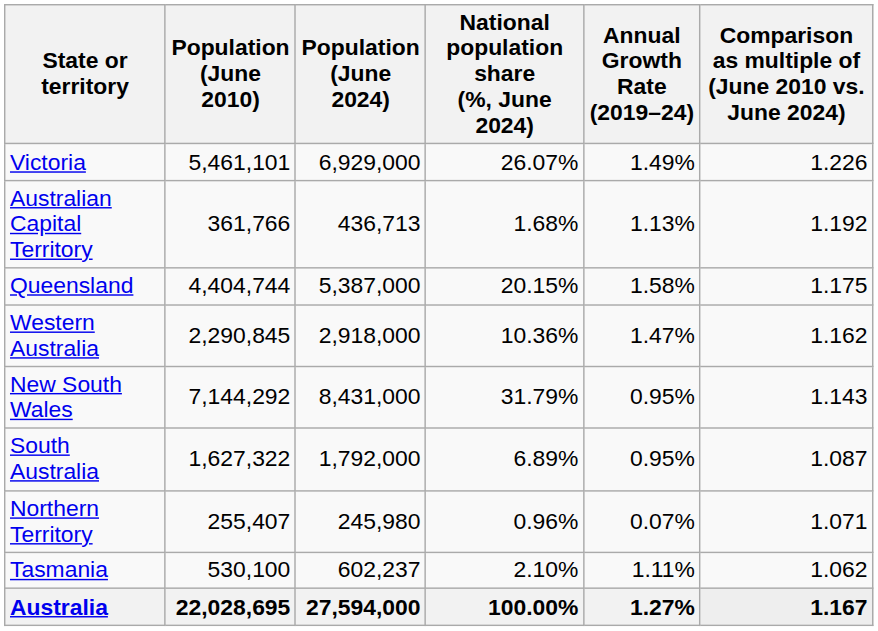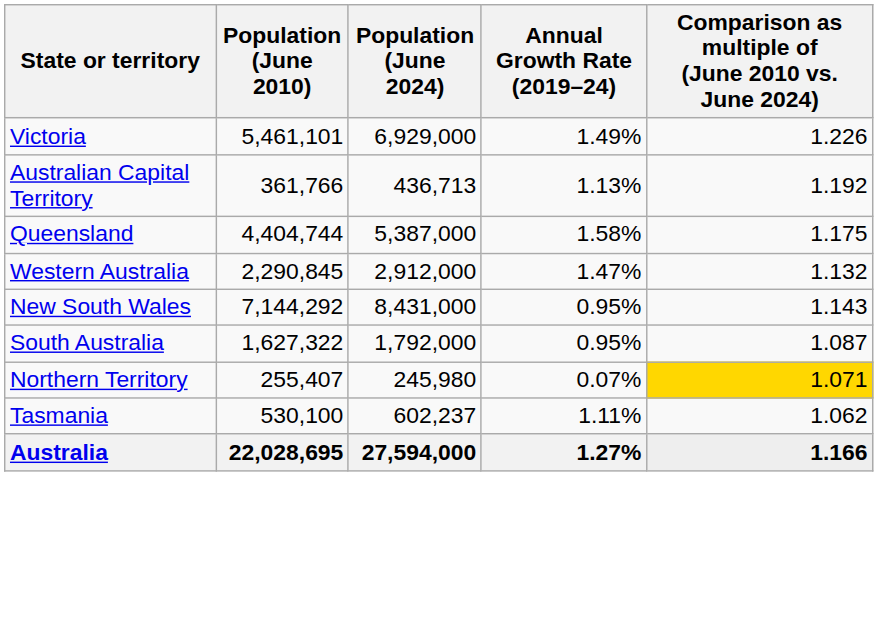- column: (505, 74)
(370, 335) 2,918,000 -> (425, 270) 2,912,000
(839, 335) 1.162 -> (839, 270) 1.132
(839, 521) no background -> (839, 379) gold background
(839, 606) 1.167 -> (839, 452) 1.166
